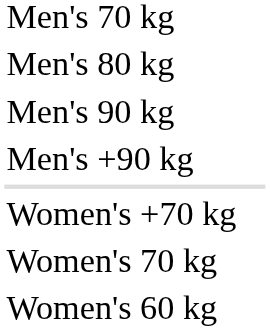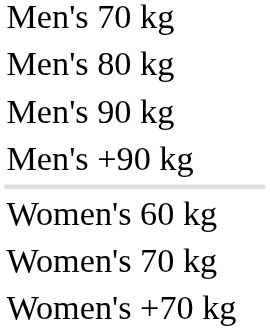rows swapped: (112, 308) <-> (121, 213)
